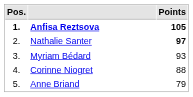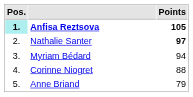(17, 27) no background -> (17, 27) paleturquoise background
(181, 55) 93 -> (181, 55) 94
